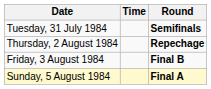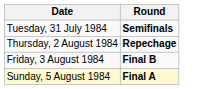- column: (134, 12)
